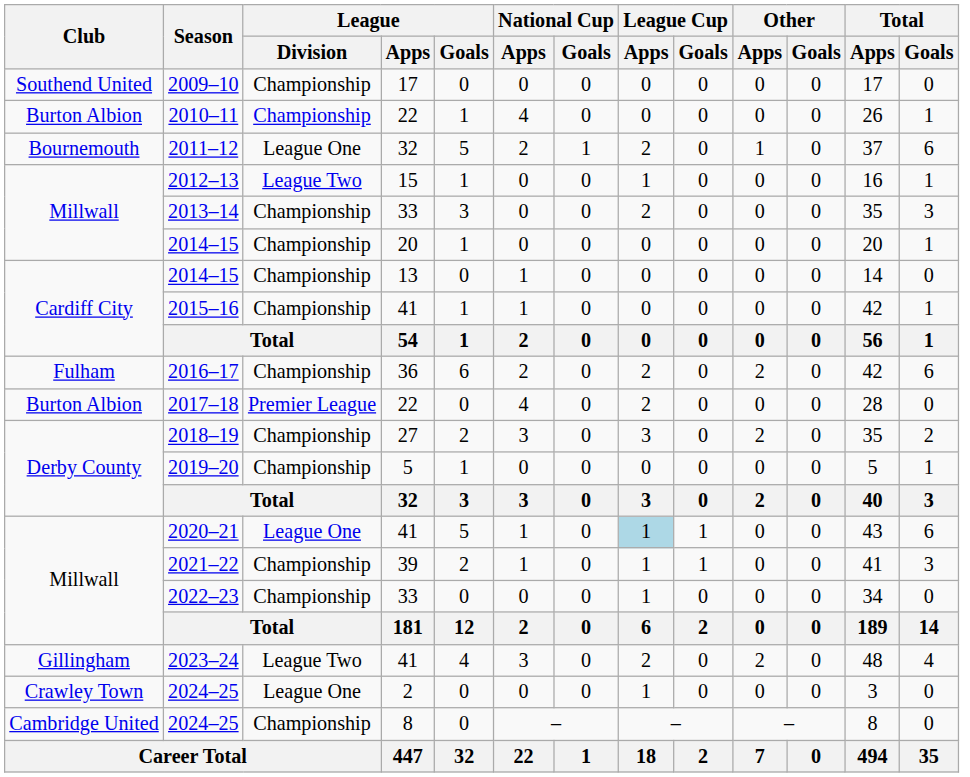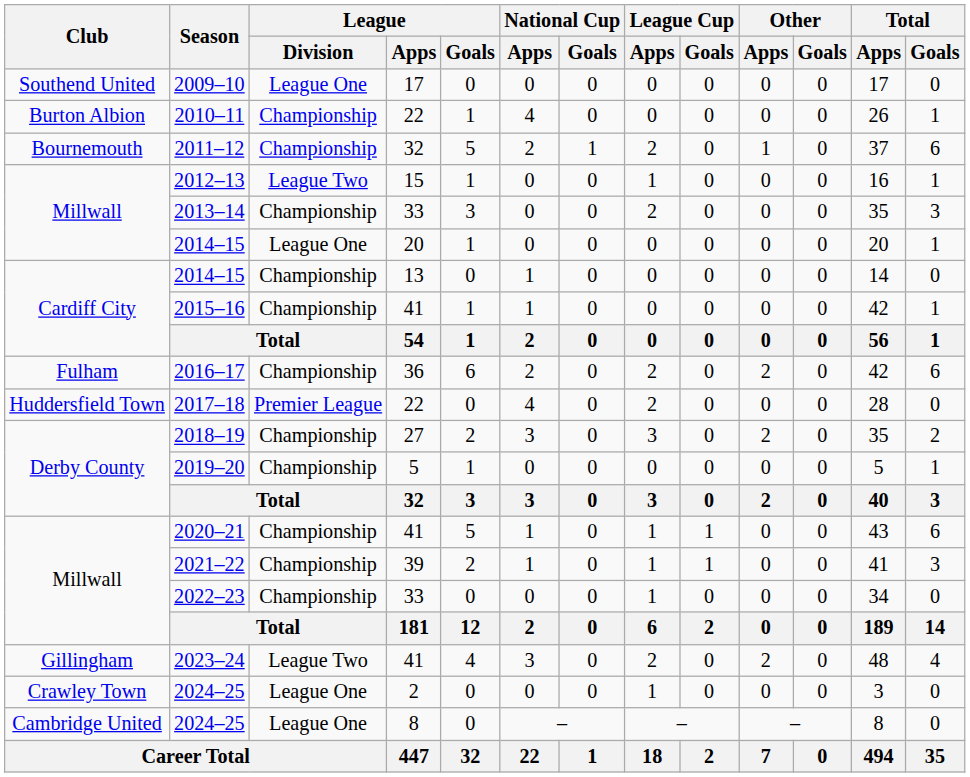(312, 84) Championship -> (318, 84) League One
(312, 148) League One -> (318, 148) Championship
(312, 244) Championship -> (318, 244) League One
(84, 404) Burton Albion -> (87, 404) Huddersfield Town
(312, 532) League One -> (318, 532) Championship
(646, 532) lightblue background -> (652, 532) no background
(312, 723) Championship -> (318, 723) League One
